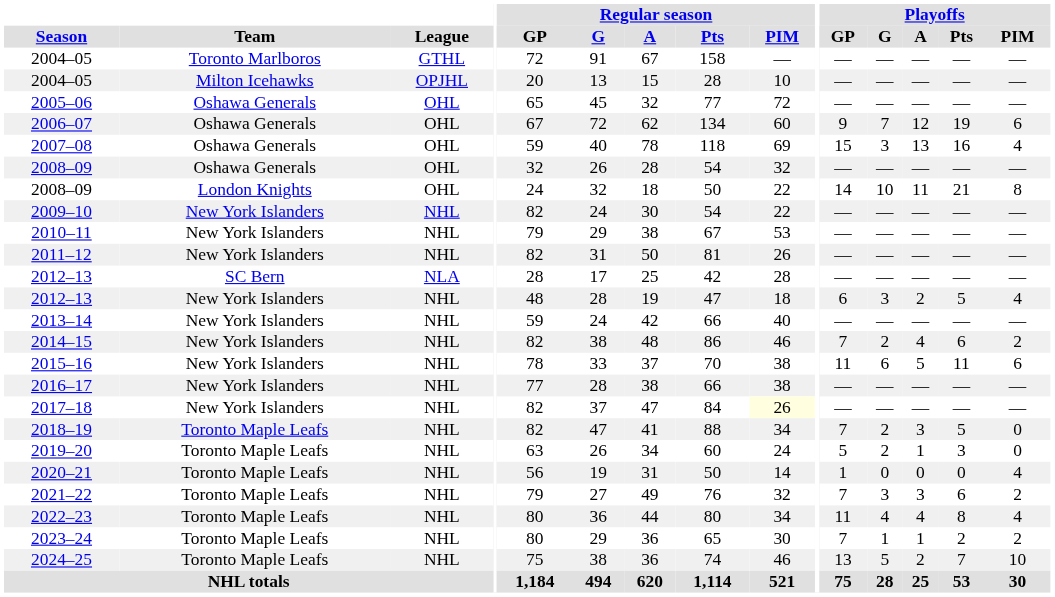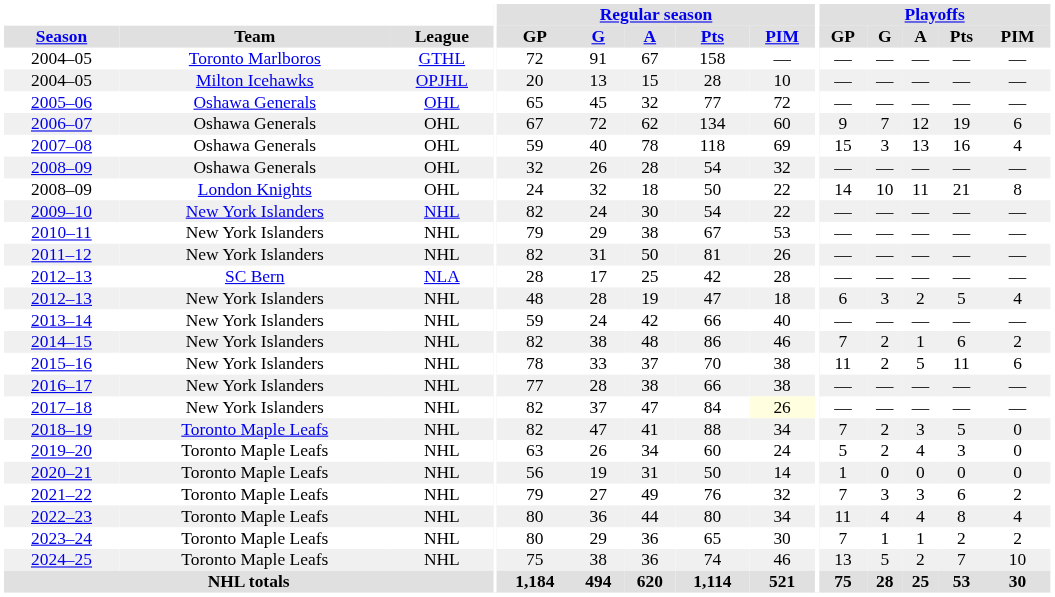(920, 341) 4 -> (920, 341) 1
(885, 363) 6 -> (885, 363) 2
(920, 450) 1 -> (920, 450) 4
(1017, 472) 4 -> (1017, 472) 0
